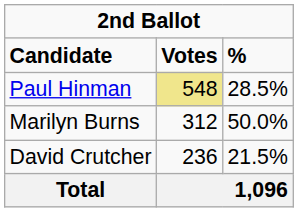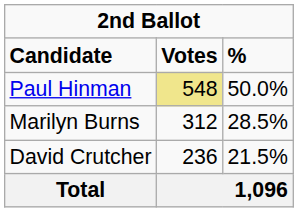(258, 88) 28.5% -> (258, 88) 50.0%
(258, 122) 50.0% -> (258, 122) 28.5%
